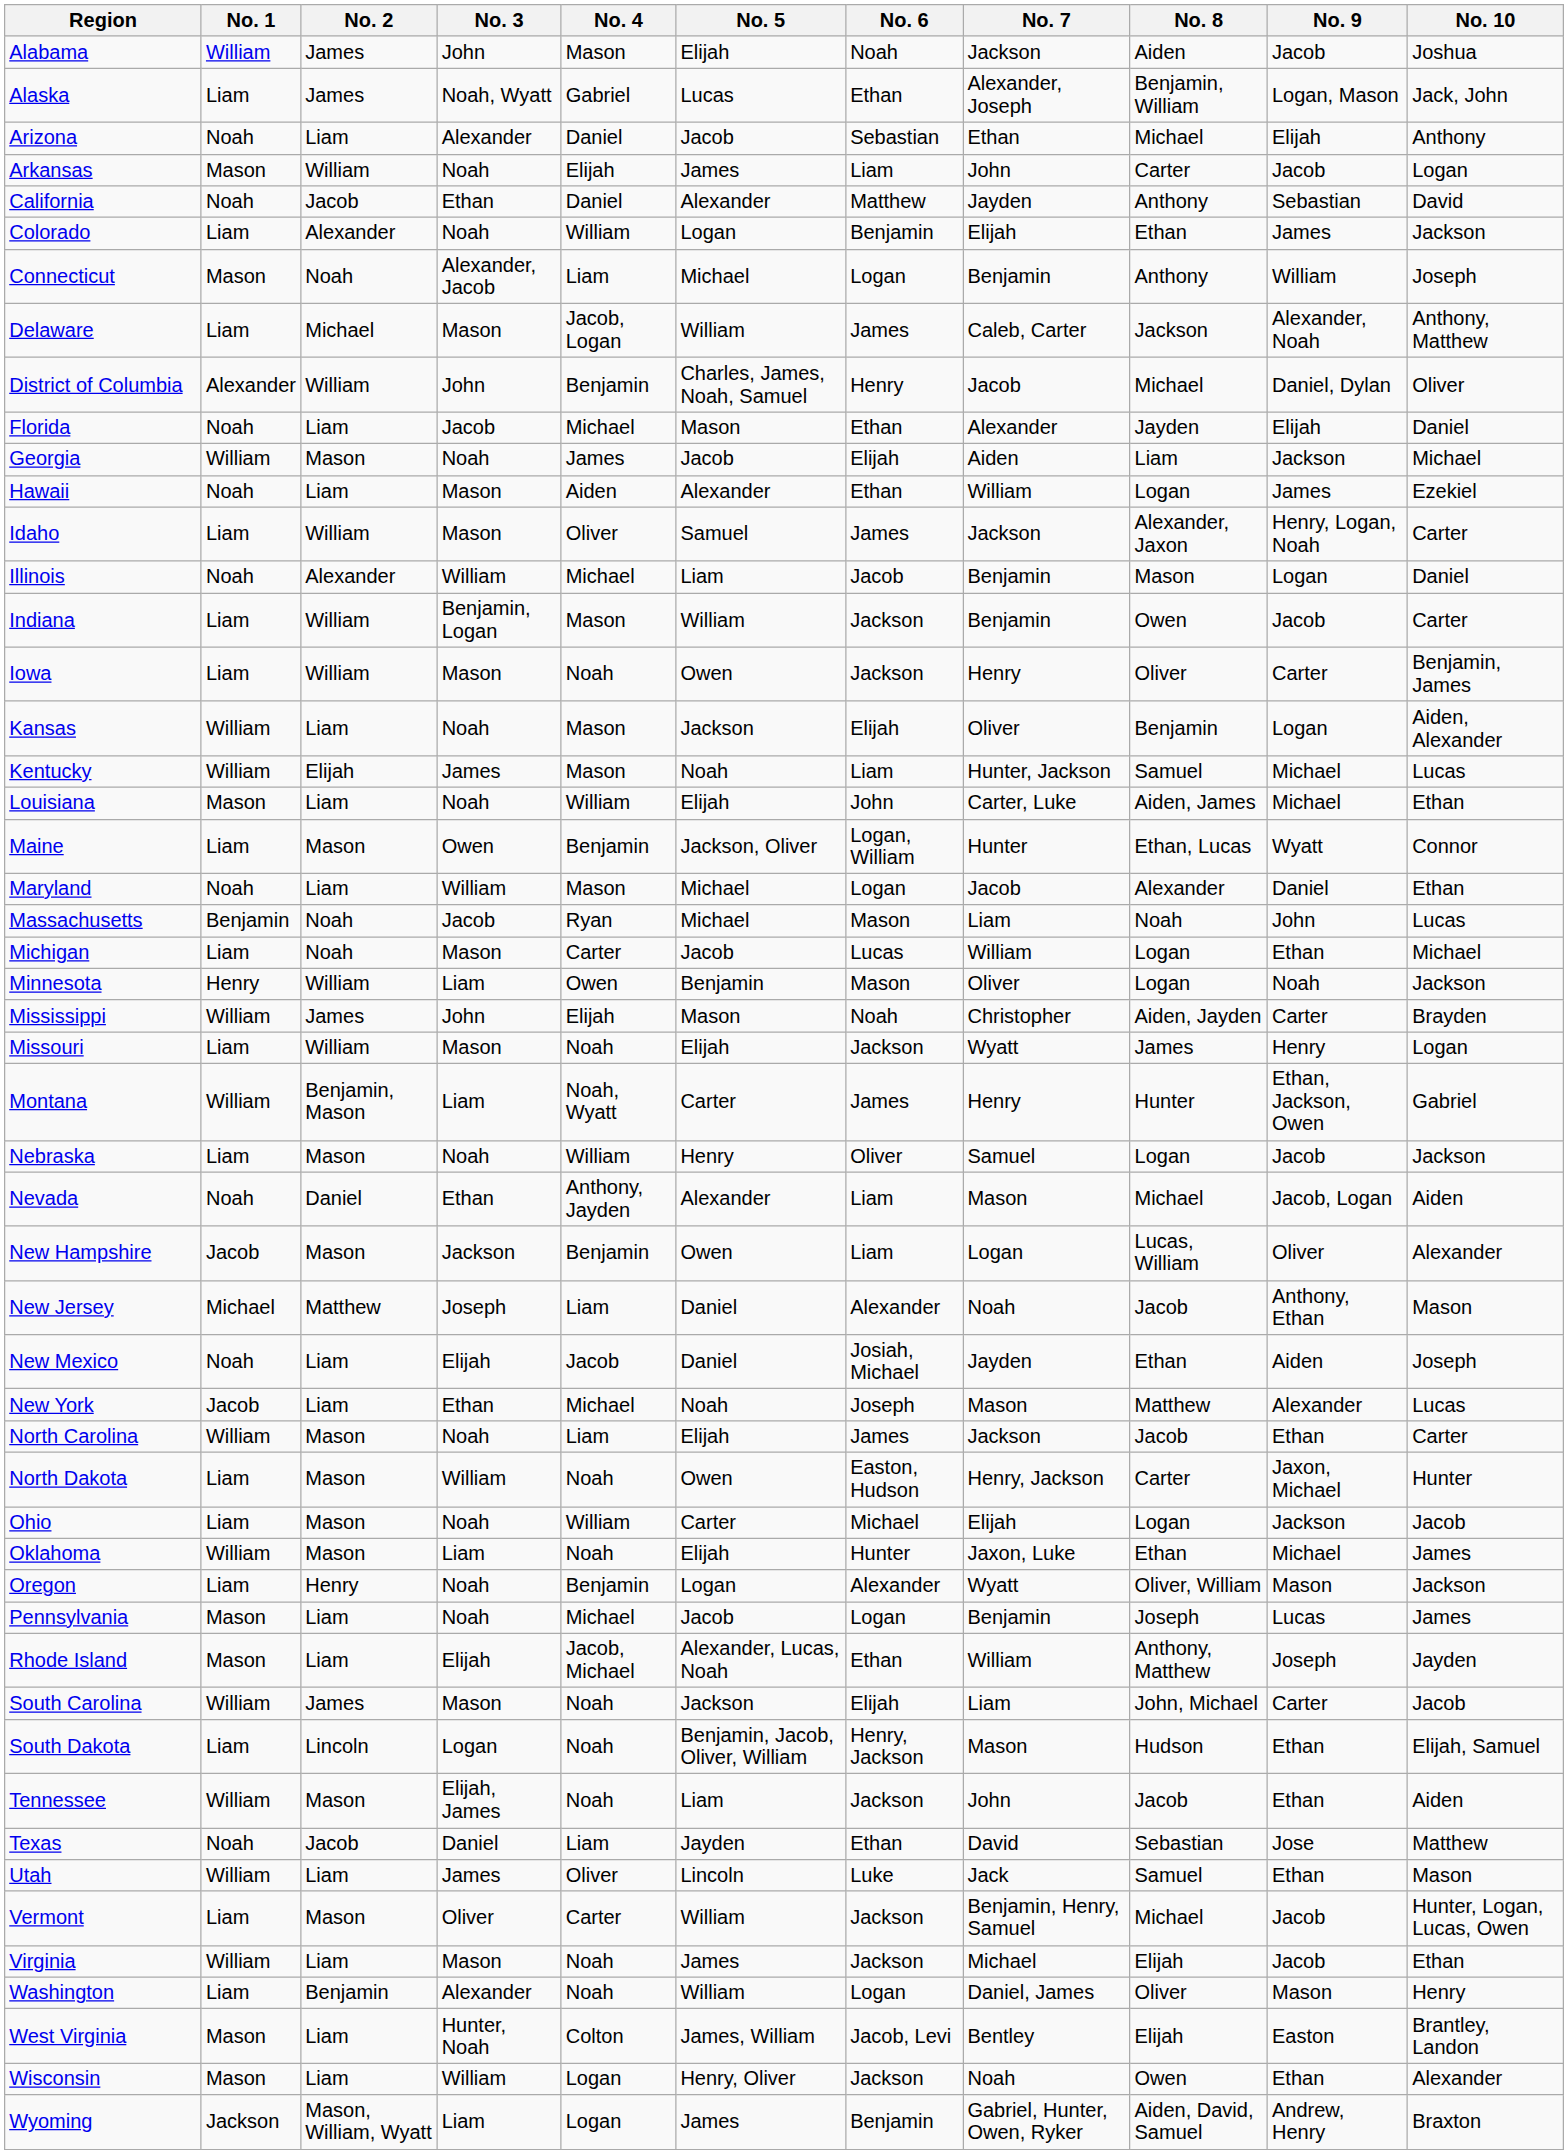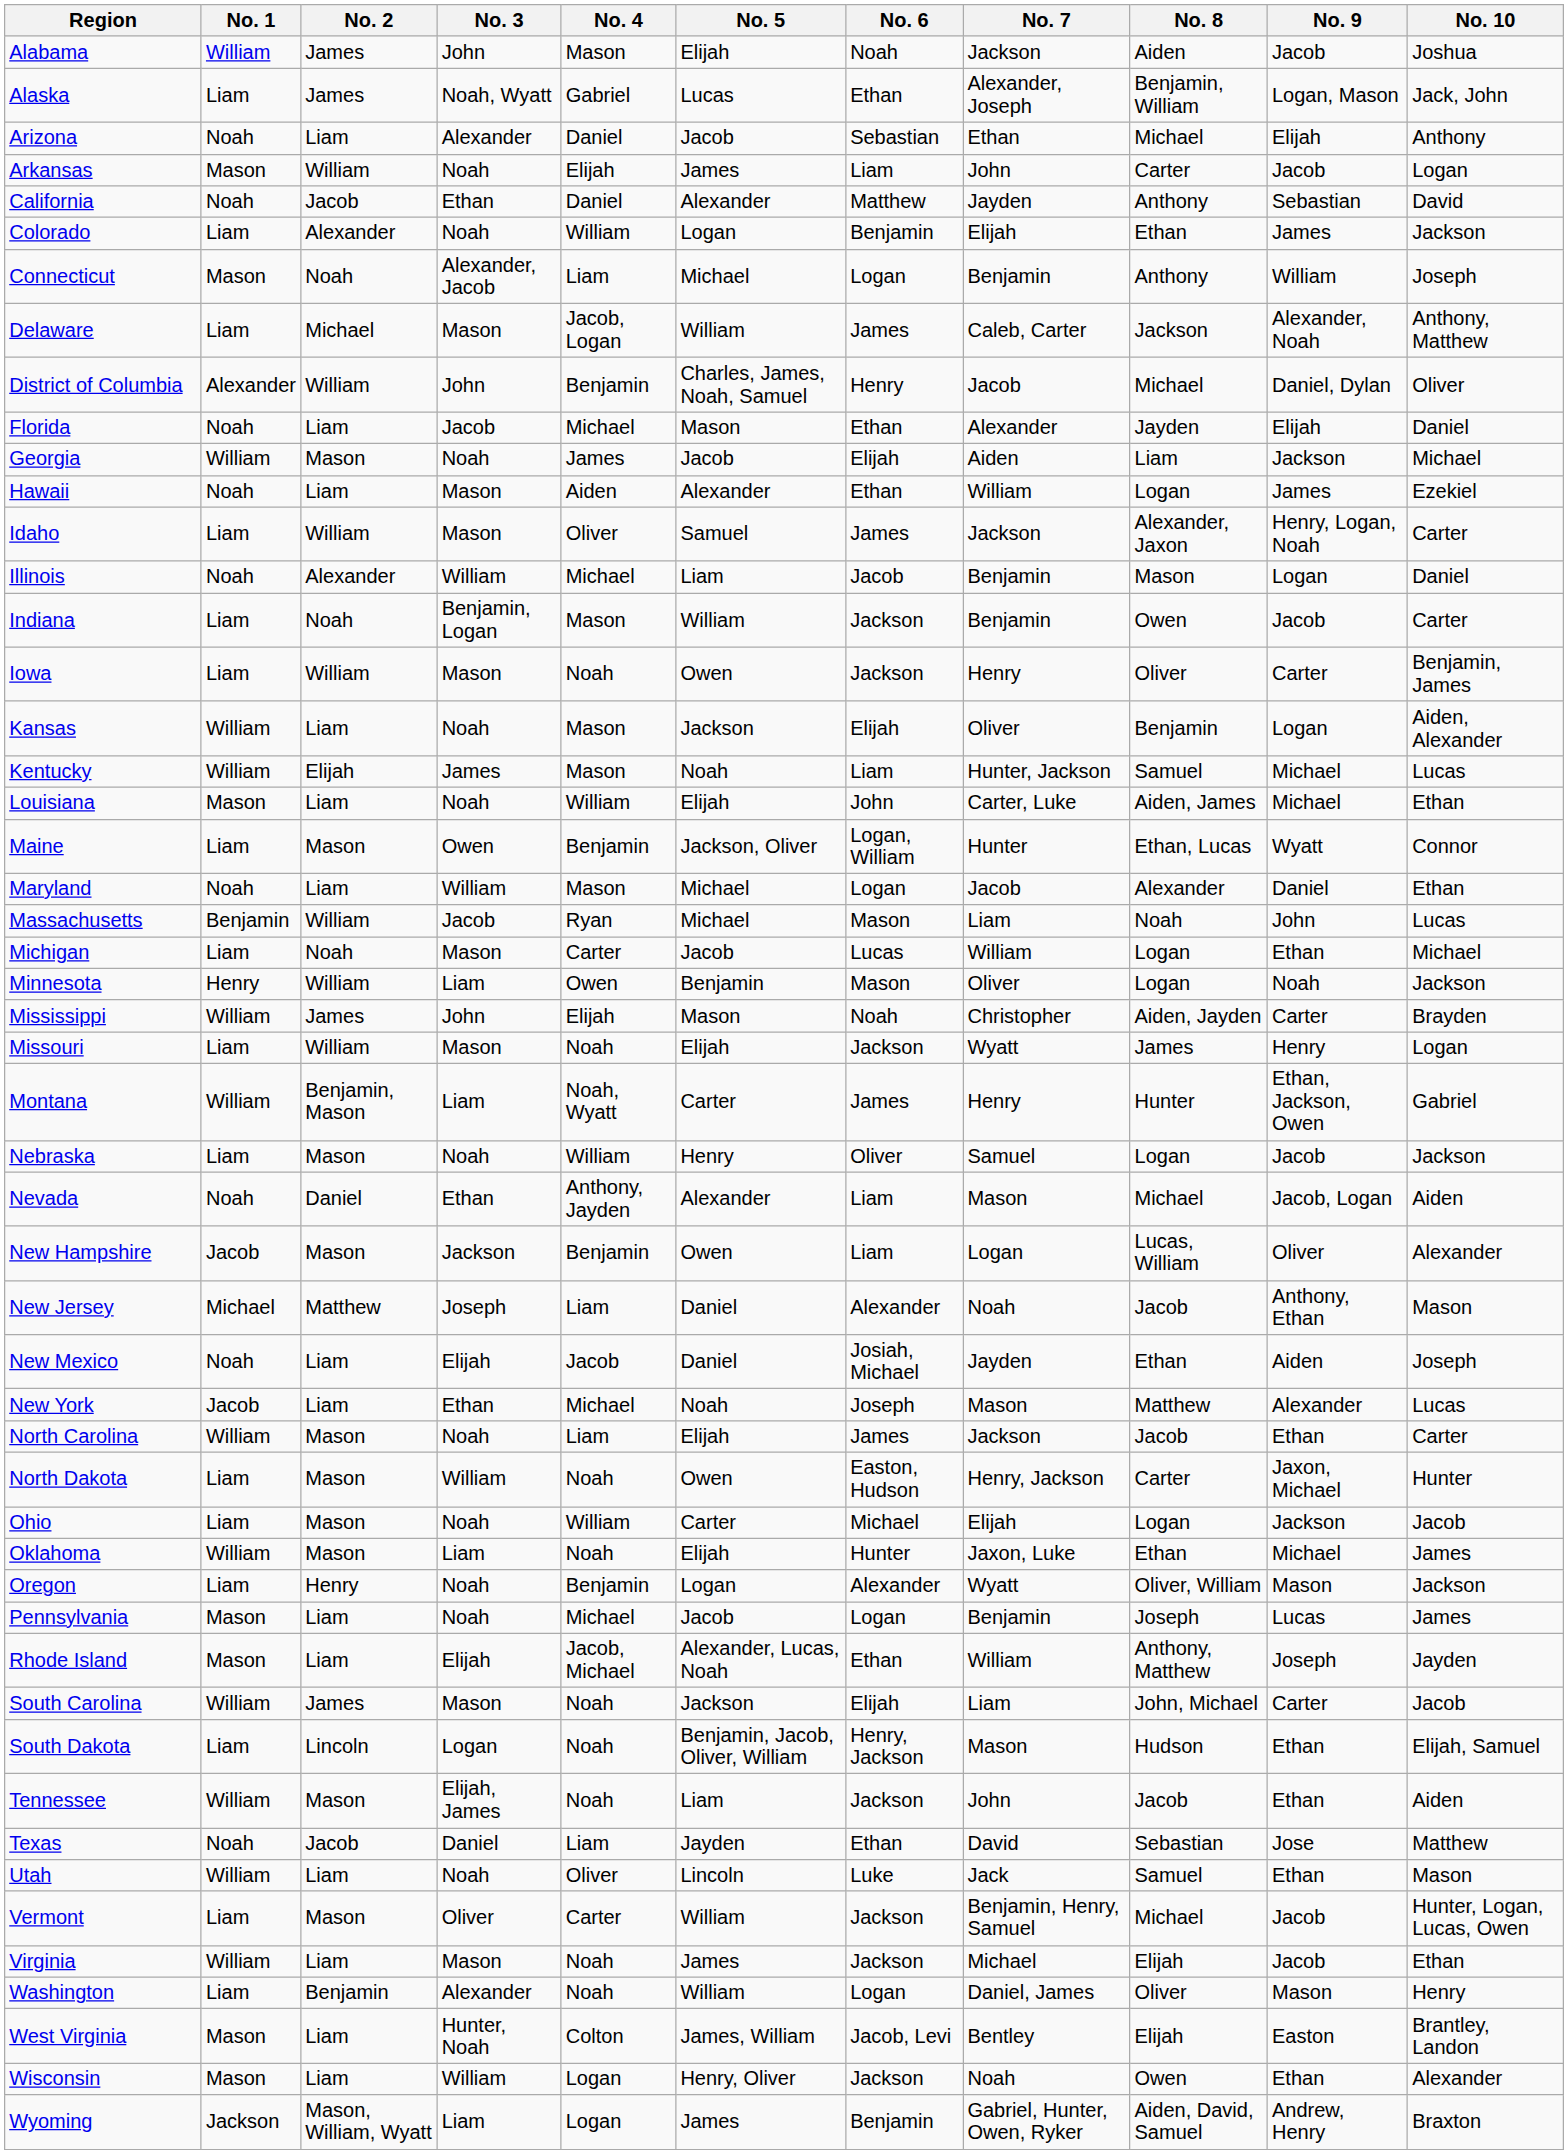(337, 619) William -> (329, 619) Noah
(329, 920) Noah -> (337, 920) William
(471, 1875) James -> (466, 1875) Noah
